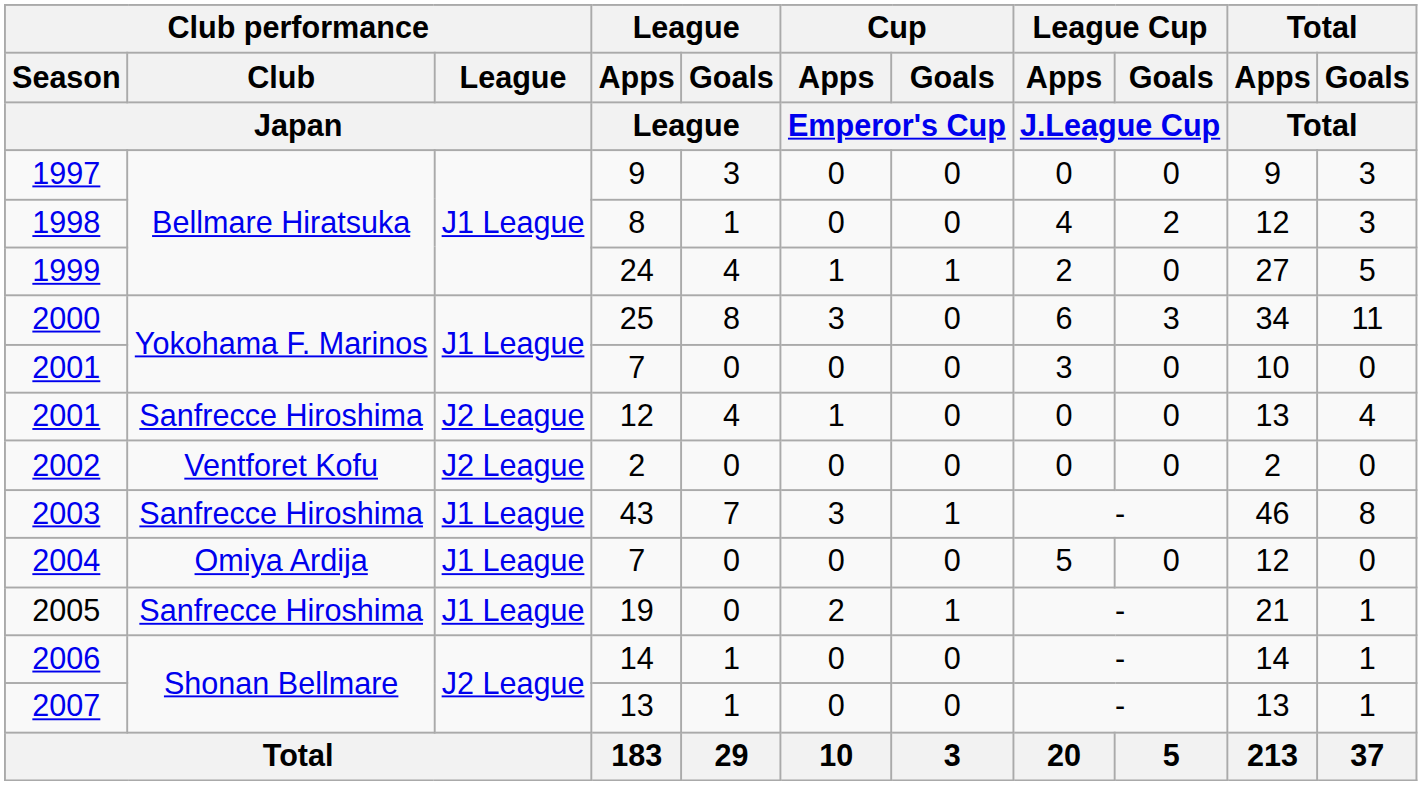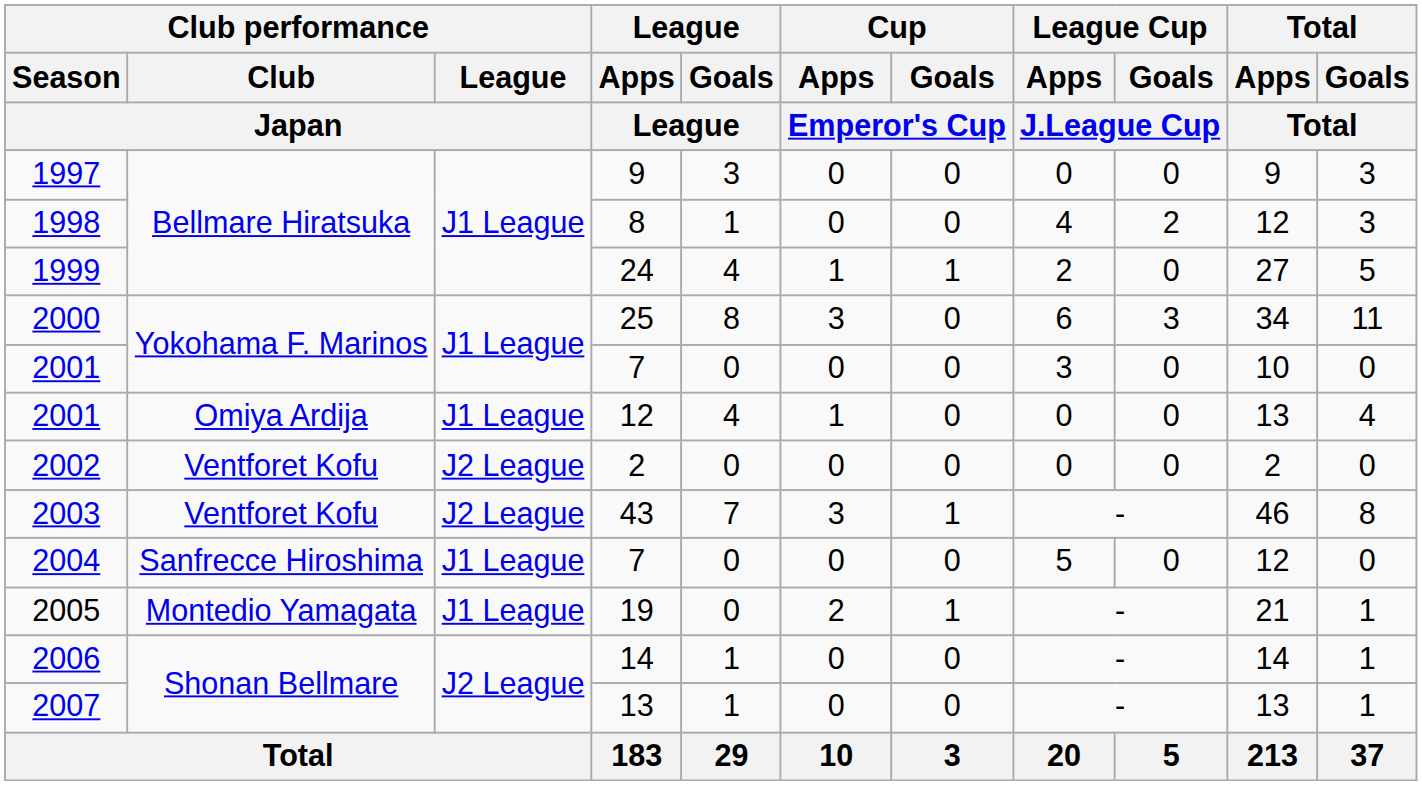(281, 416) Sanfrecce Hiroshima -> (281, 416) Omiya Ardija
(513, 416) J2 League -> (513, 416) J1 League
(281, 513) Sanfrecce Hiroshima -> (281, 513) Ventforet Kofu
(513, 513) J1 League -> (513, 513) J2 League
(281, 561) Omiya Ardija -> (281, 561) Sanfrecce Hiroshima
(281, 610) Sanfrecce Hiroshima -> (281, 610) Montedio Yamagata
